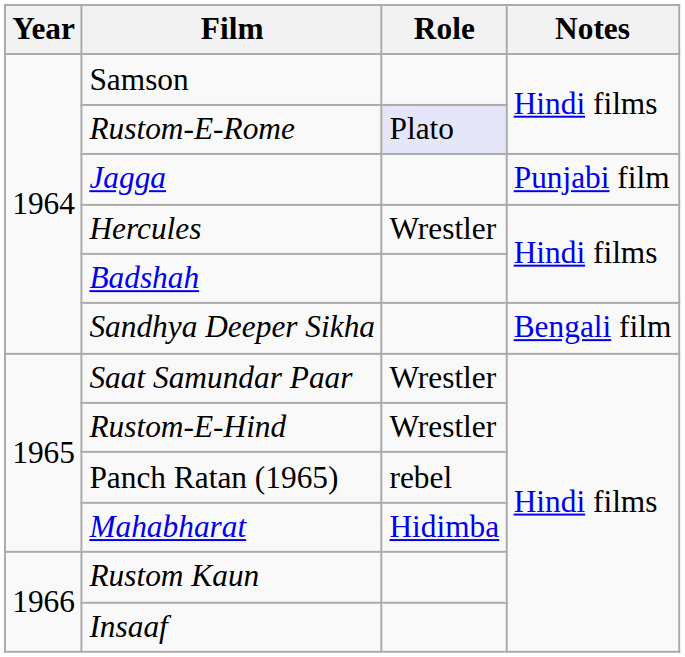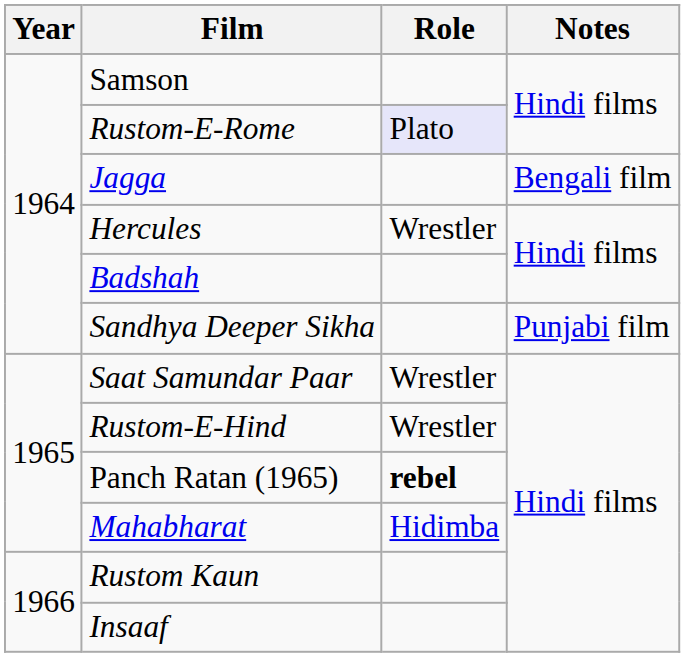(592, 178) Punjabi film -> (593, 178) Bengali film
(593, 327) Bengali film -> (592, 327) Punjabi film
(421, 476) normal -> (423, 476) bold
